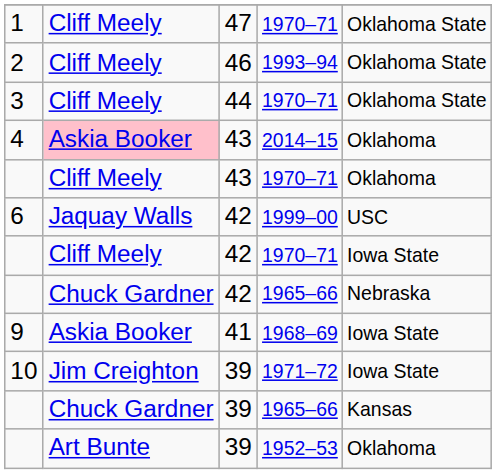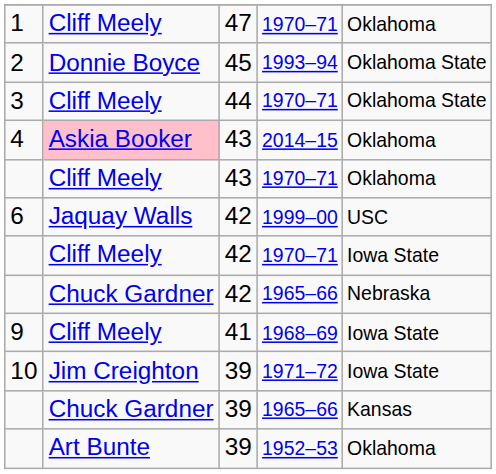(417, 24) Oklahoma State -> (391, 24) Oklahoma
(105, 62) Cliff Meely -> (124, 62) Donnie Boyce
(238, 62) 46 -> (238, 62) 45
(120, 332) Askia Booker -> (105, 332) Cliff Meely
